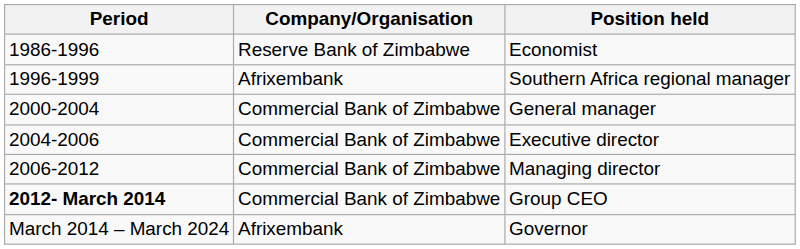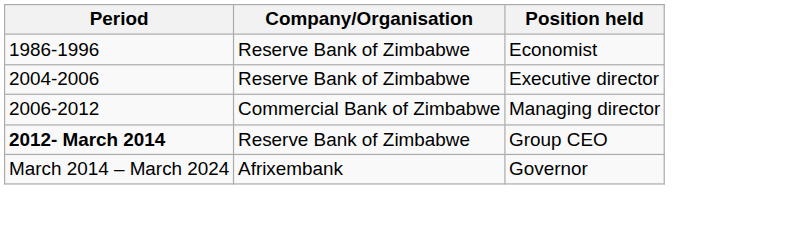- row: (650, 79)
- row: (583, 109)
(369, 139) Commercial Bank of Zimbabwe -> (354, 79) Reserve Bank of Zimbabwe
(369, 199) Commercial Bank of Zimbabwe -> (354, 139) Reserve Bank of Zimbabwe
